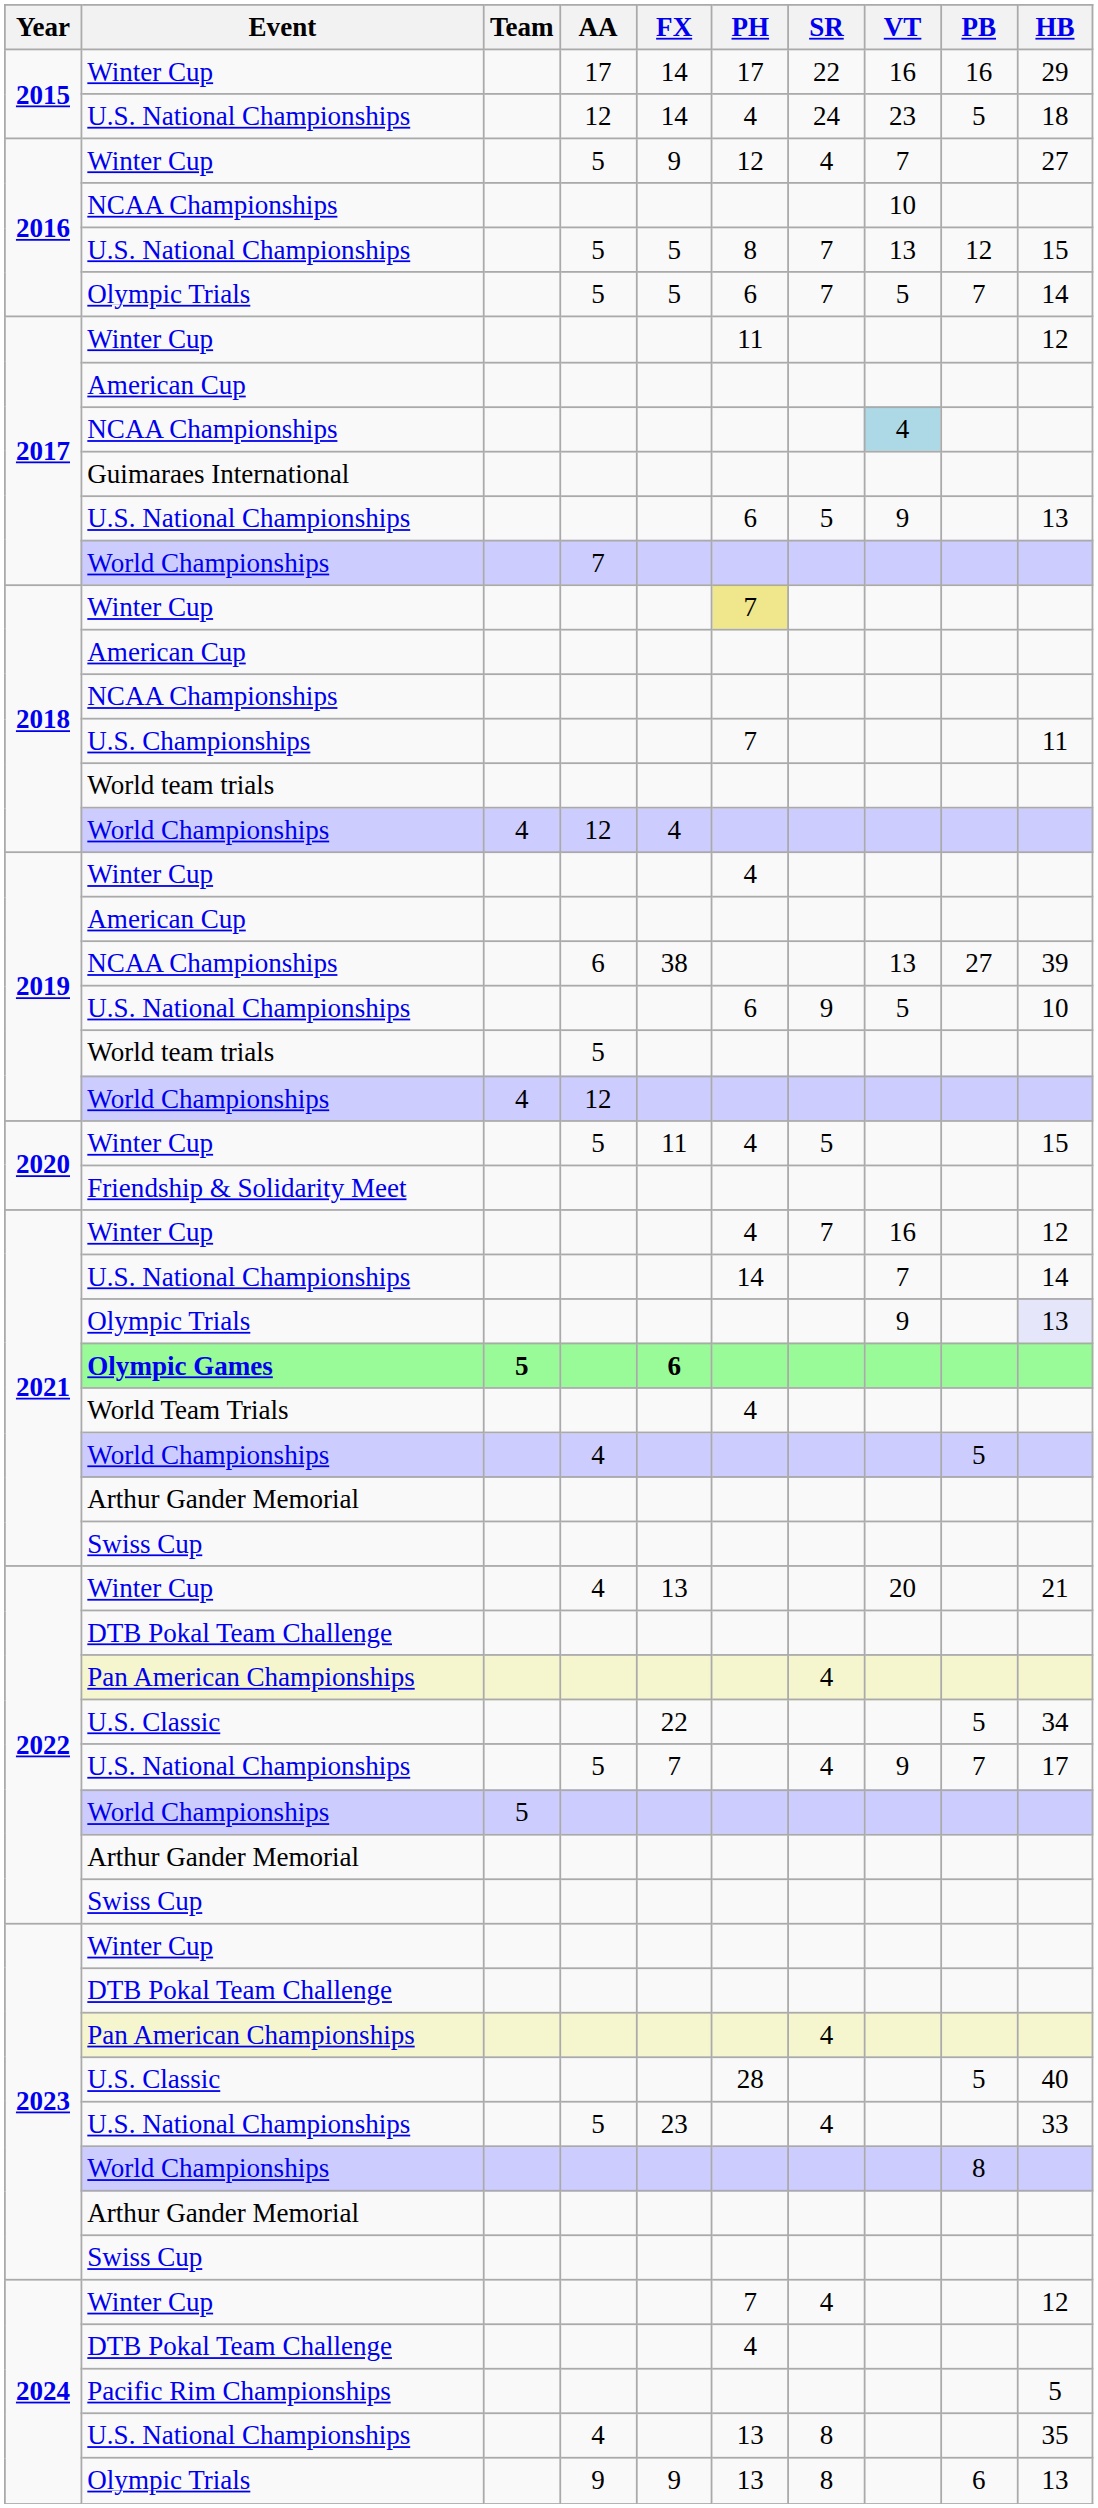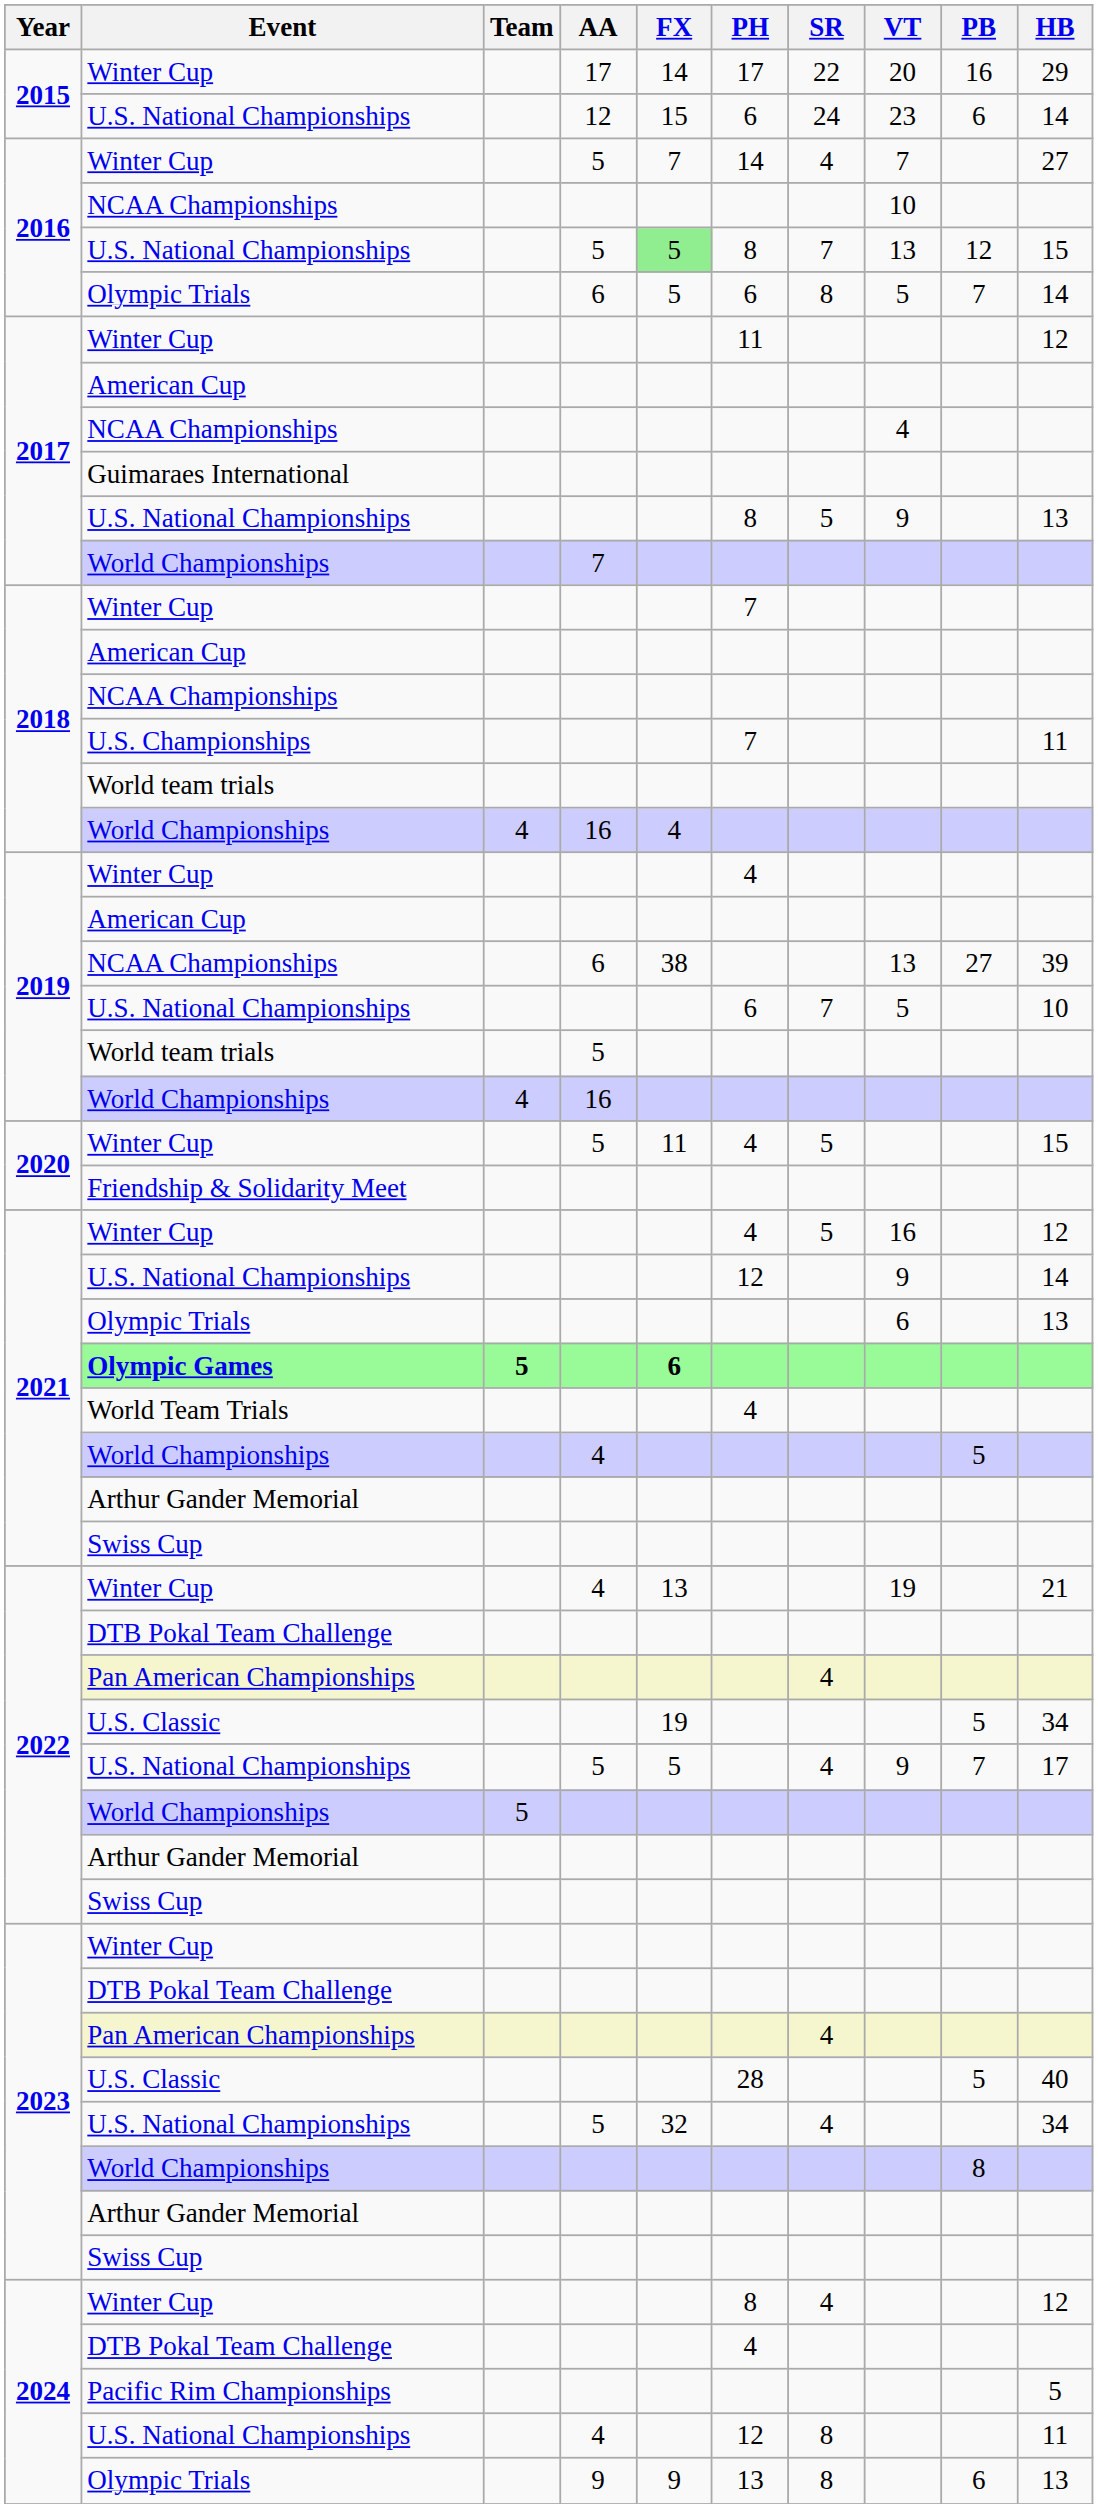(903, 71) 16 -> (903, 71) 20
(674, 116) 14 -> (674, 116) 15
(750, 116) 4 -> (750, 116) 6
(979, 116) 5 -> (979, 116) 6
(1055, 116) 18 -> (1055, 116) 14
(674, 160) 9 -> (674, 160) 7
(750, 160) 12 -> (750, 160) 14
(674, 250) no background -> (674, 250) lightgreen background
(598, 294) 5 -> (598, 294) 6
(826, 294) 7 -> (826, 294) 8
(903, 428) lightblue background -> (903, 428) no background
(750, 517) 6 -> (750, 517) 8
(750, 606) khaki background -> (750, 606) no background
(598, 829) 12 -> (598, 829) 16
(826, 1008) 9 -> (826, 1008) 7
(598, 1097) 12 -> (598, 1097) 16
(826, 1231) 7 -> (826, 1231) 5
(750, 1276) 14 -> (750, 1276) 12
(903, 1276) 7 -> (903, 1276) 9
(903, 1320) 9 -> (903, 1320) 6
(1055, 1320) lavender background -> (1055, 1320) no background
(903, 1588) 20 -> (903, 1588) 19
(674, 1722) 22 -> (674, 1722) 19
(674, 1766) 7 -> (674, 1766) 5
(674, 2123) 23 -> (674, 2123) 32
(1055, 2123) 33 -> (1055, 2123) 34
(750, 2302) 7 -> (750, 2302) 8
(750, 2436) 13 -> (750, 2436) 12
(1055, 2436) 35 -> (1055, 2436) 11
